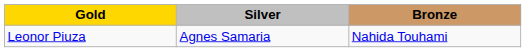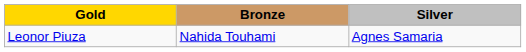columns swapped: (263, 15) <-> (435, 15)
